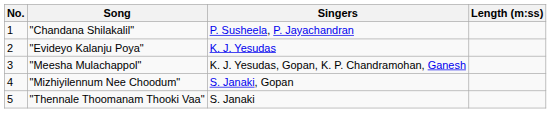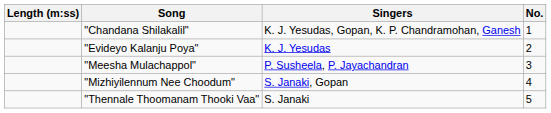columns swapped: (16, 13) <-> (507, 13)
(282, 31) P. Susheela, P. Jayachandran -> (392, 31) K. J. Yesudas, Gopan, K. P. Chandramohan, Ganesh
(338, 65) K. J. Yesudas, Gopan, K. P. Chandramohan, Ganesh -> (336, 65) P. Susheela, P. Jayachandran
